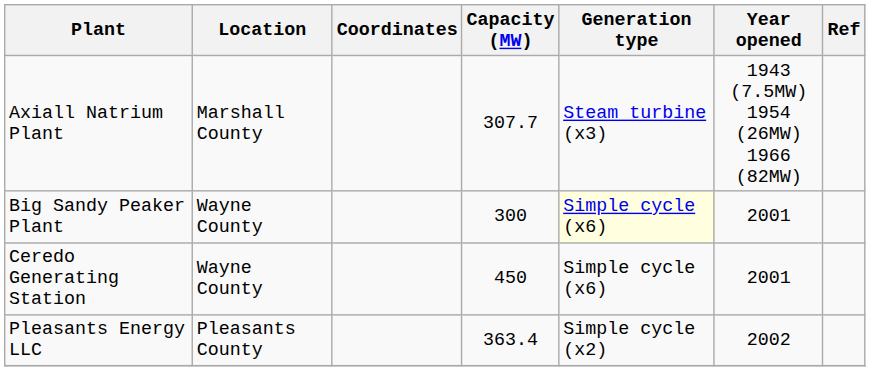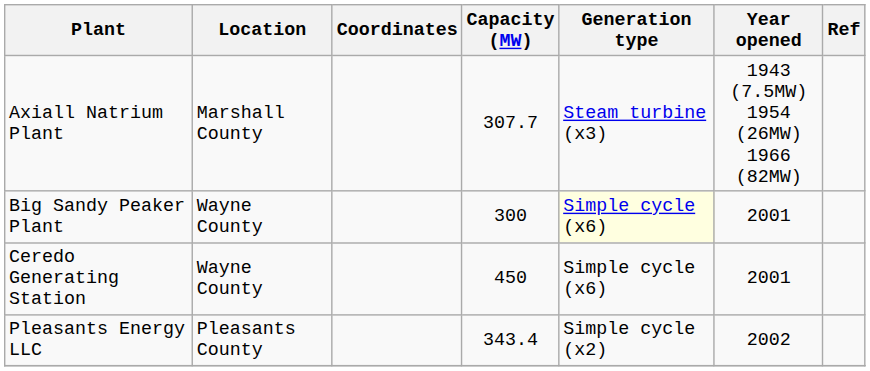(510, 340) 363.4 -> (510, 340) 343.4
